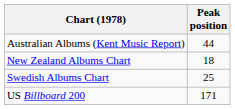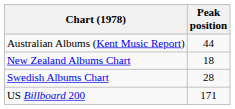(209, 78) 25 -> (209, 78) 28
